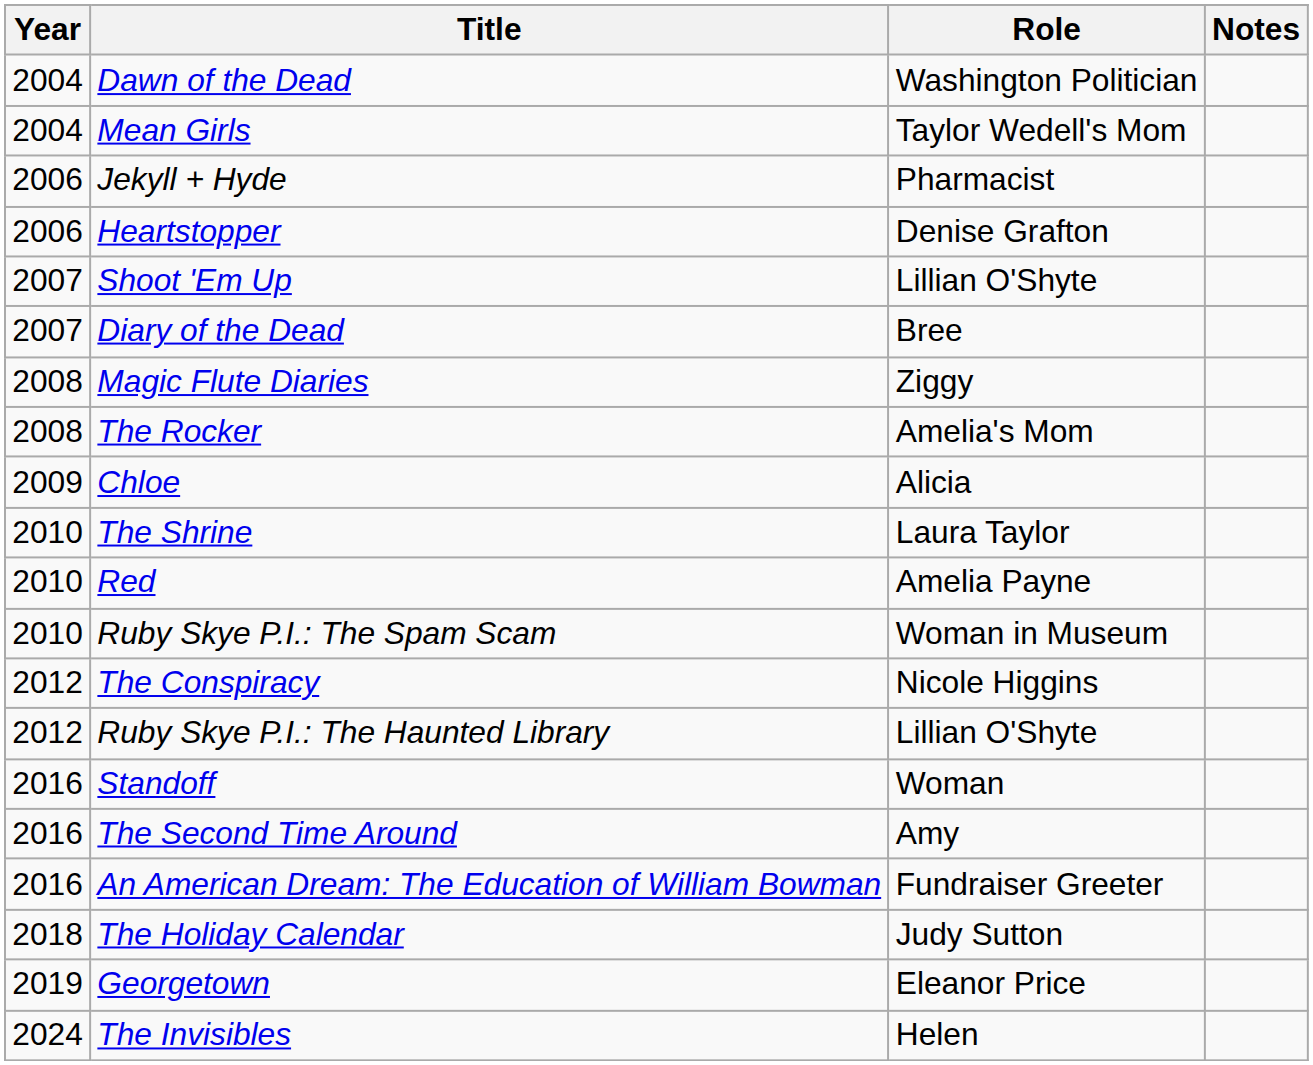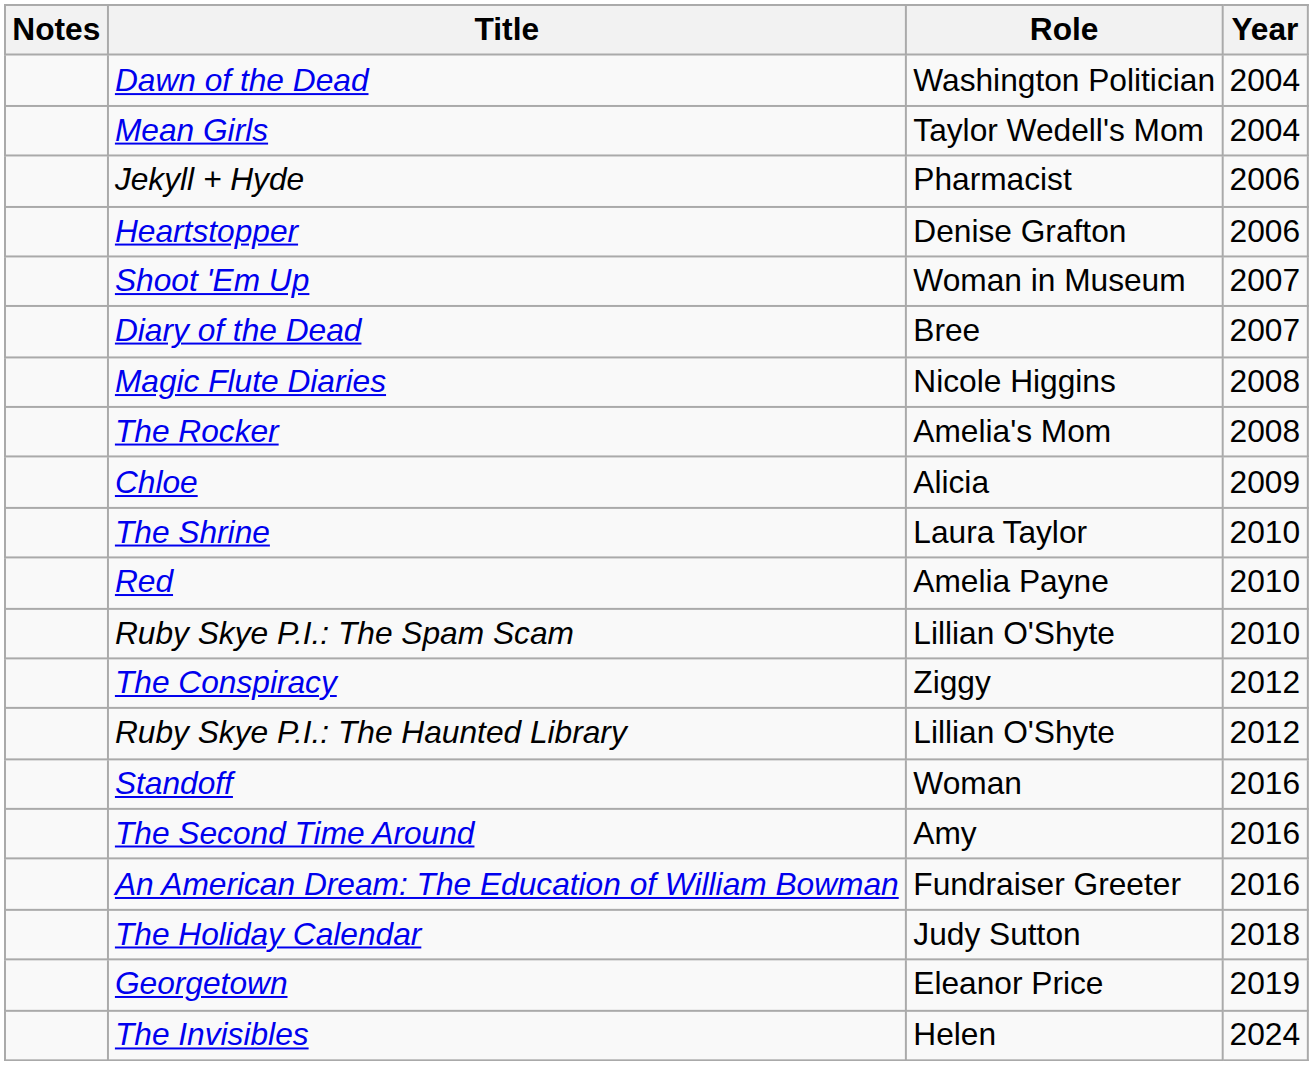columns swapped: (48, 29) <-> (1256, 29)
(997, 280) Lillian O'Shyte -> (1049, 280) Woman in Museum
(935, 381) Ziggy -> (1015, 381) Nicole Higgins
(1032, 632) Woman in Museum -> (1014, 632) Lillian O'Shyte
(997, 682) Nicole Higgins -> (952, 682) Ziggy
